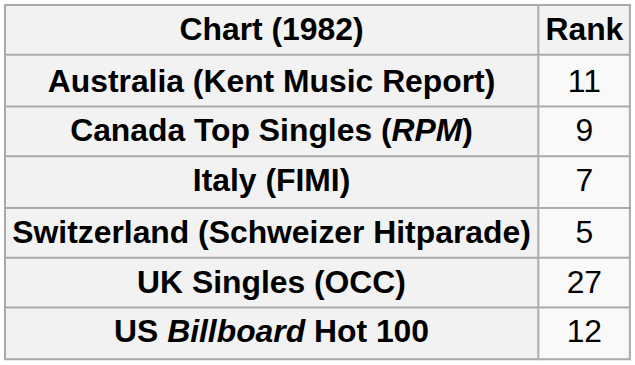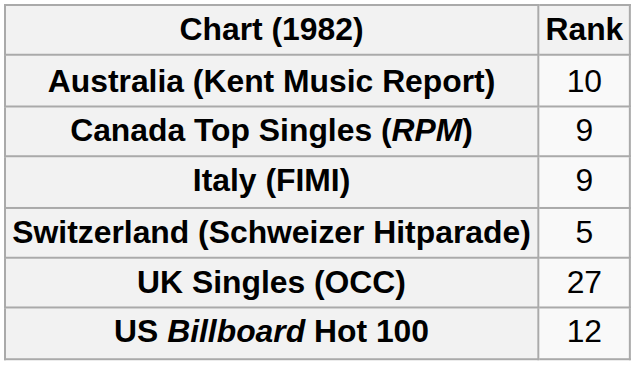(584, 80) 11 -> (584, 80) 10
(584, 181) 7 -> (584, 181) 9
